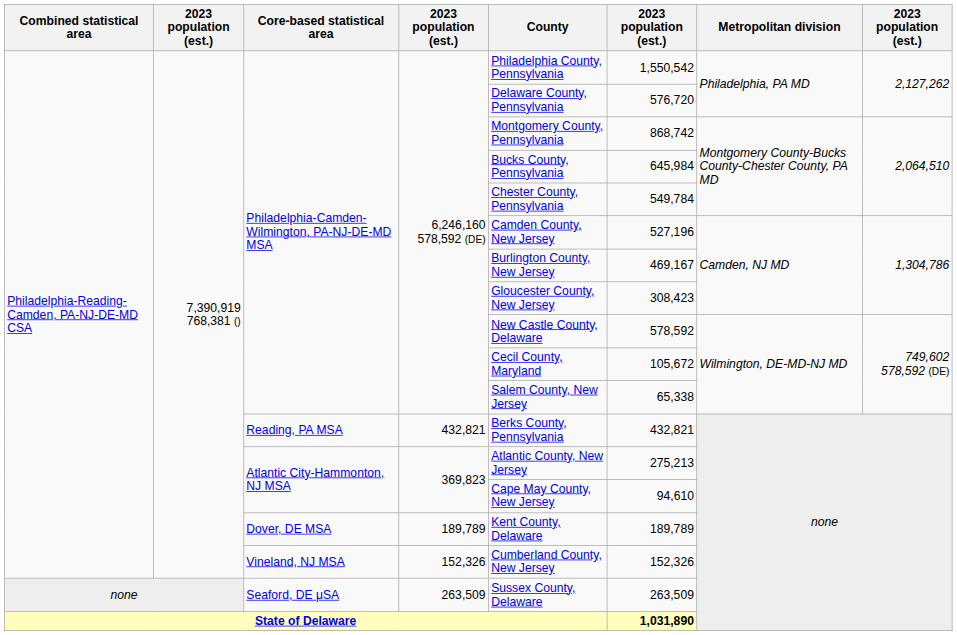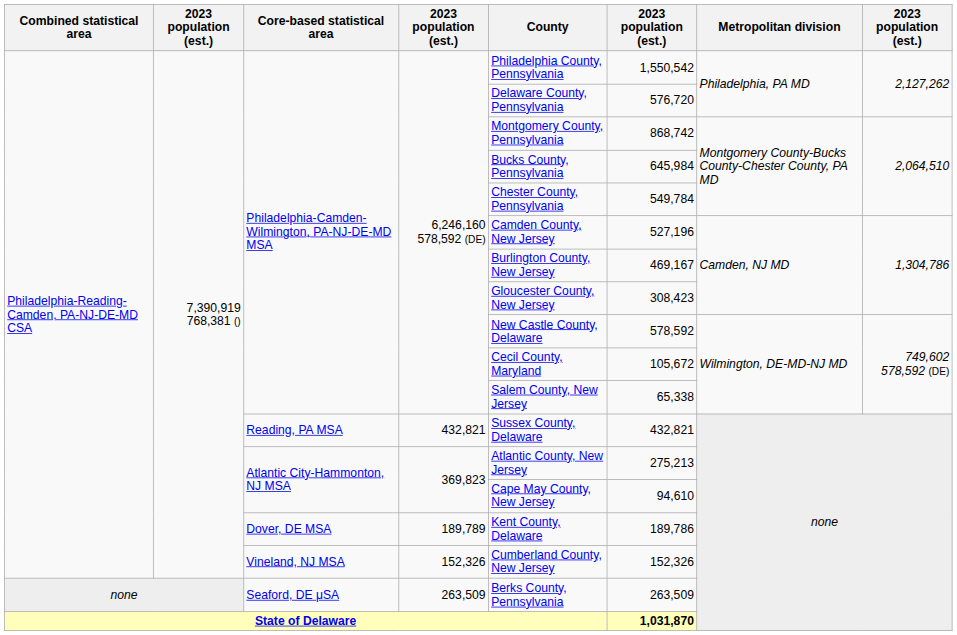(529, 430) Berks County, Pennsylvania -> (533, 430) Sussex County, Delaware
(672, 529) 189,789 -> (672, 529) 189,786
(533, 595) Sussex County, Delaware -> (529, 595) Berks County, Pennsylvania
(667, 621) 1,031,890 -> (667, 621) 1,031,870
